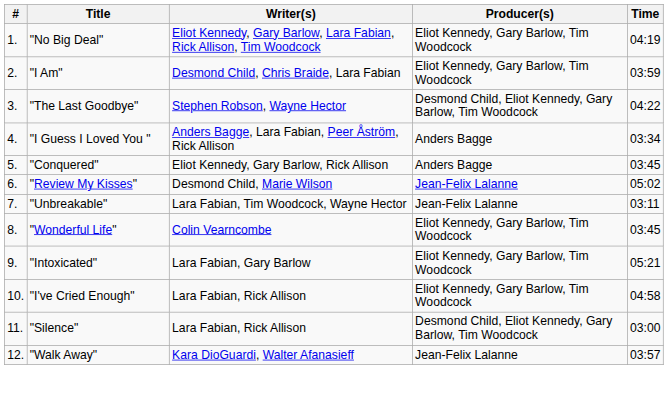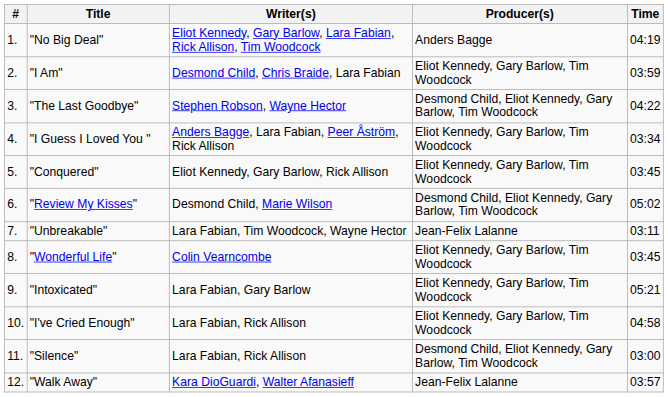(502, 40) Eliot Kennedy, Gary Barlow, Tim Woodcock -> (454, 40) Anders Bagge
(454, 139) Anders Bagge -> (502, 139) Eliot Kennedy, Gary Barlow, Tim Woodcock
(454, 165) Anders Bagge -> (502, 172) Eliot Kennedy, Gary Barlow, Tim Woodcock
(466, 184) Jean-Felix Lalanne -> (514, 205) Desmond Child, Eliot Kennedy, Gary Barlow, Tim Woodcock
